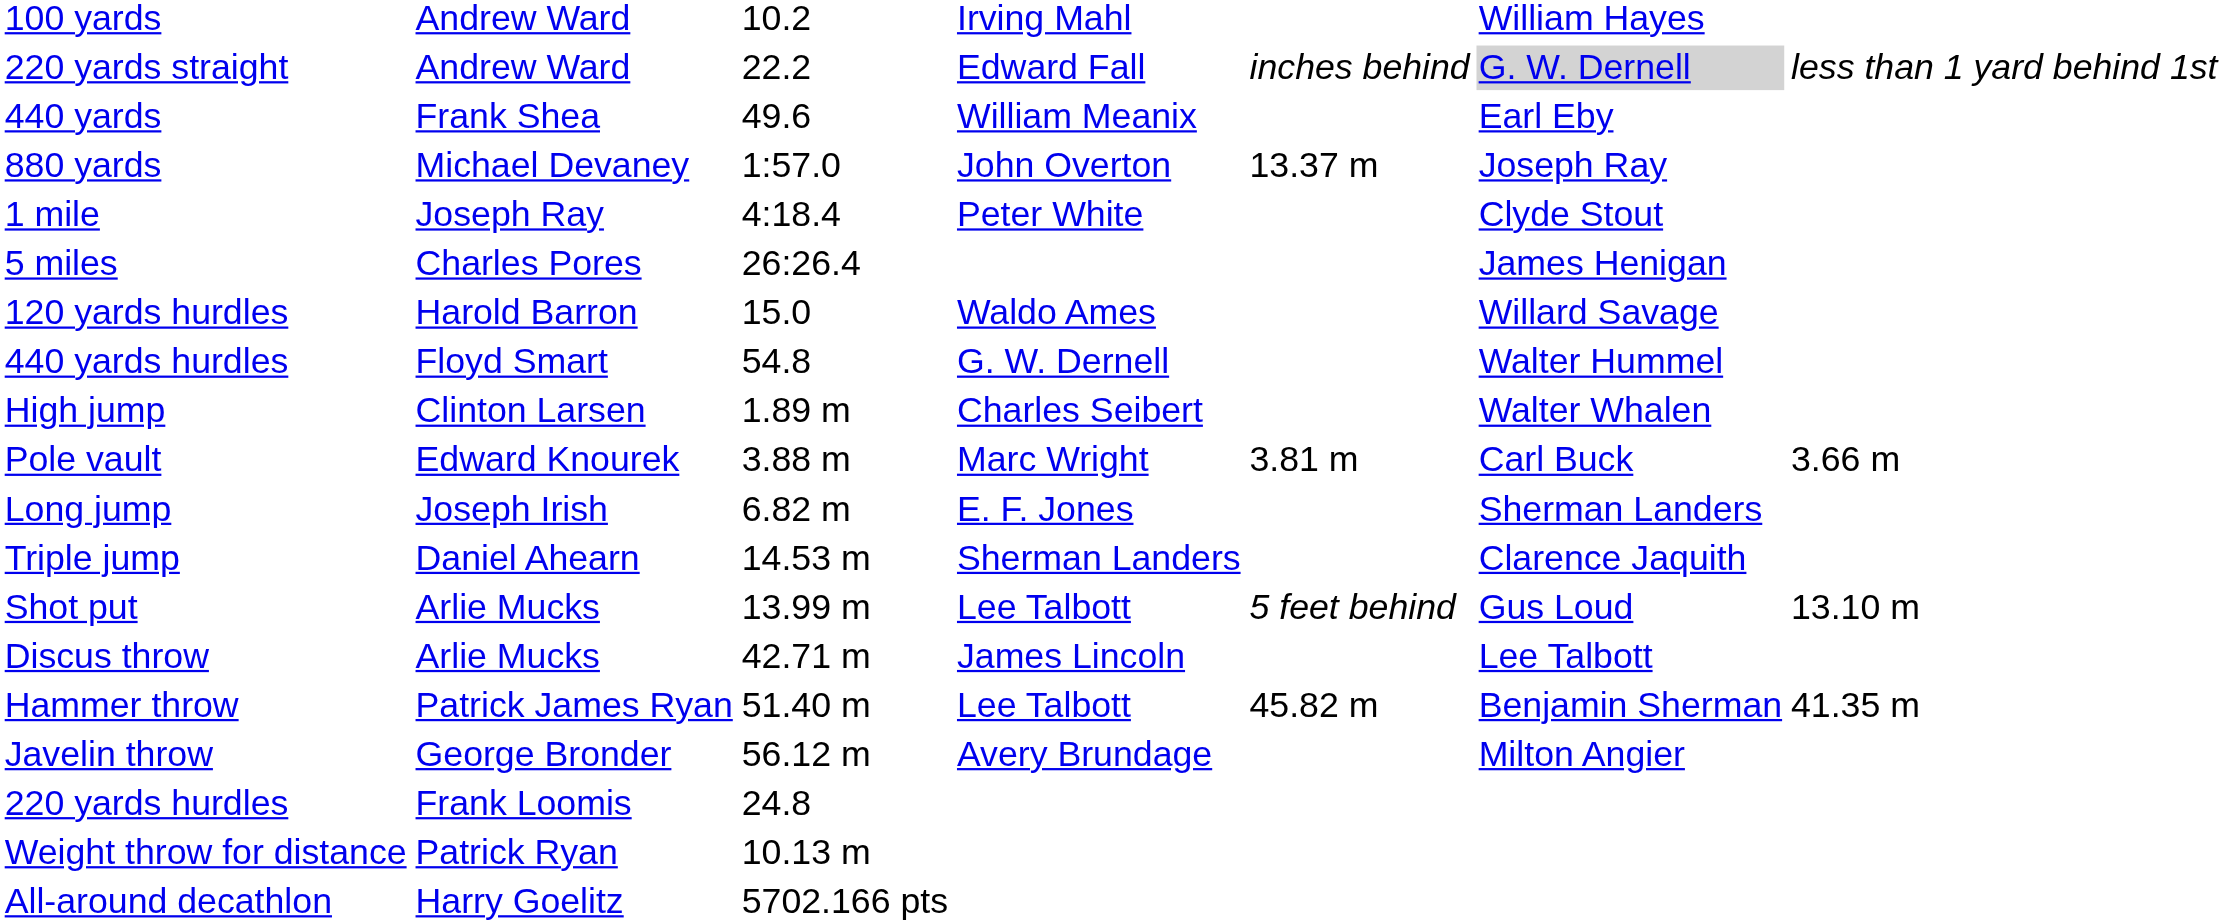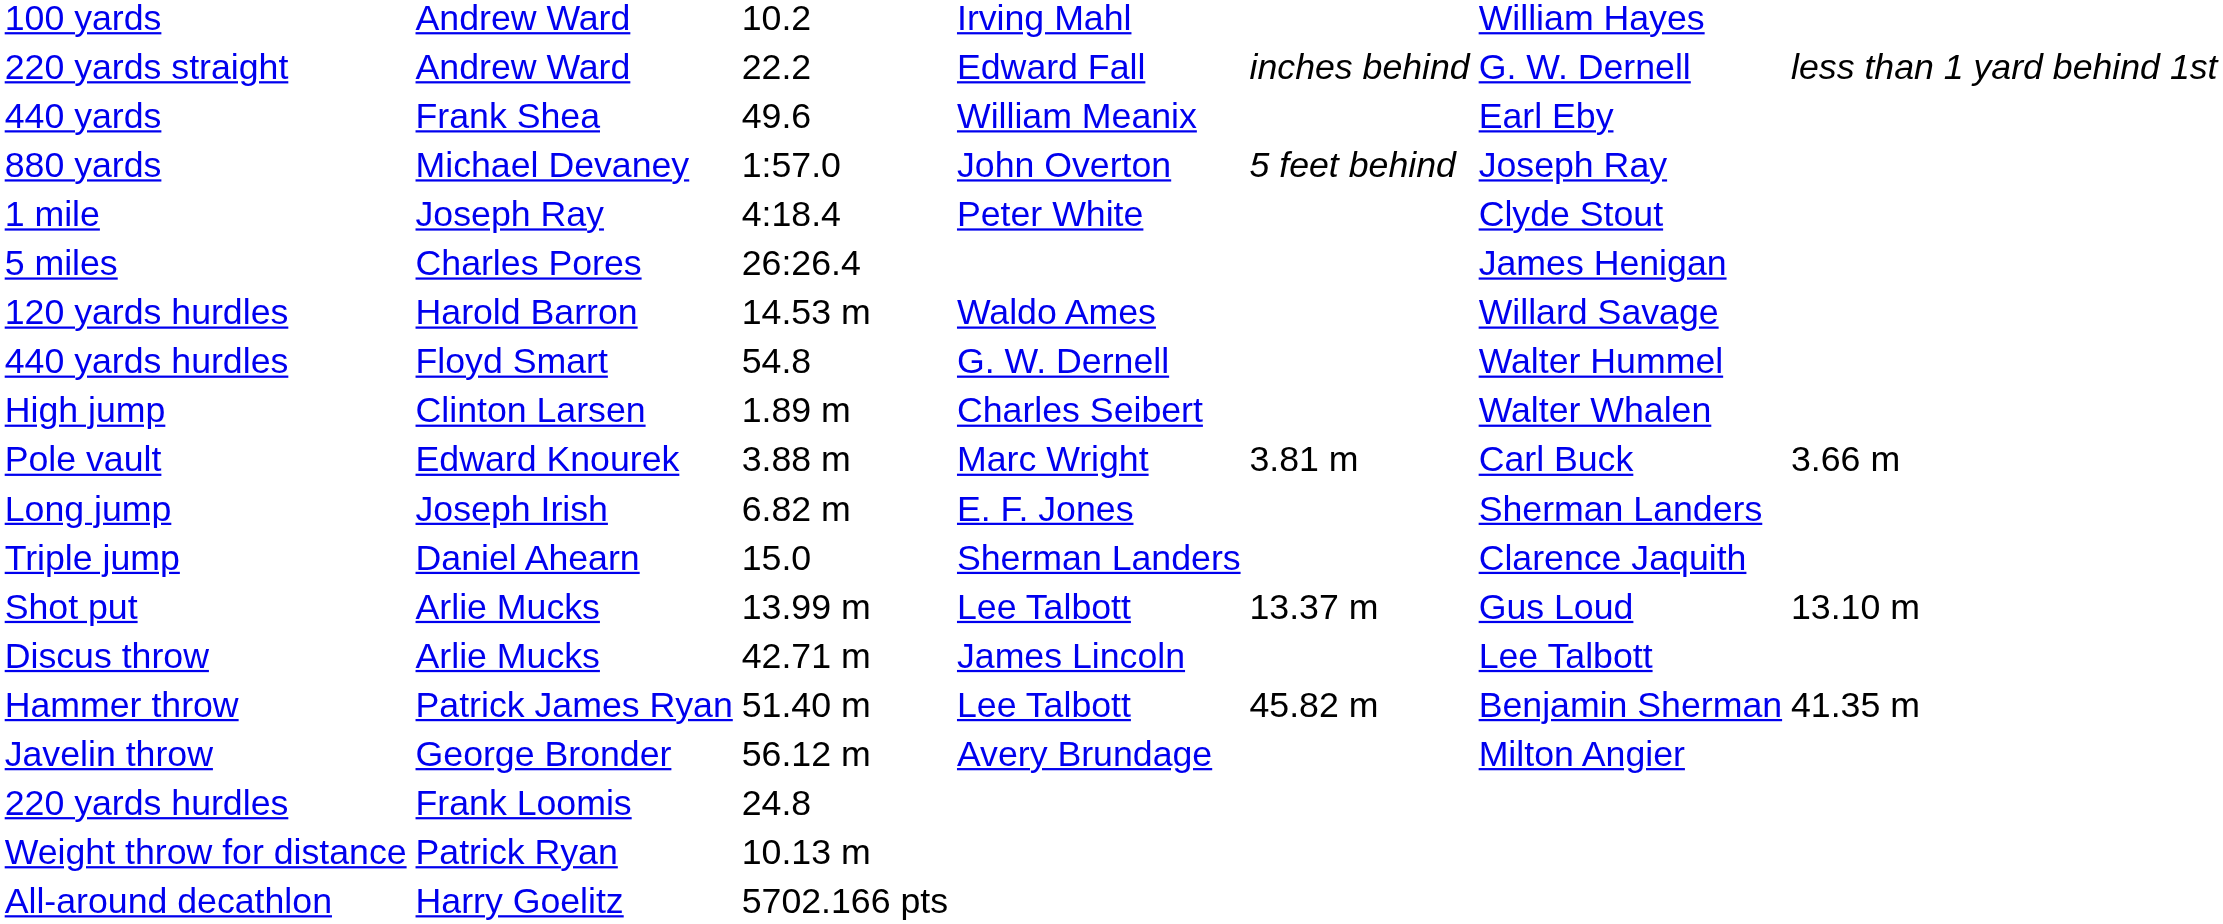(1585, 67) lightgrey background -> (1585, 67) no background
(1314, 165) 13.37 m -> (1353, 165) 5 feet behind
(776, 312) 15.0 -> (806, 312) 14.53 m
(806, 557) 14.53 m -> (776, 557) 15.0
(1353, 606) 5 feet behind -> (1314, 606) 13.37 m
